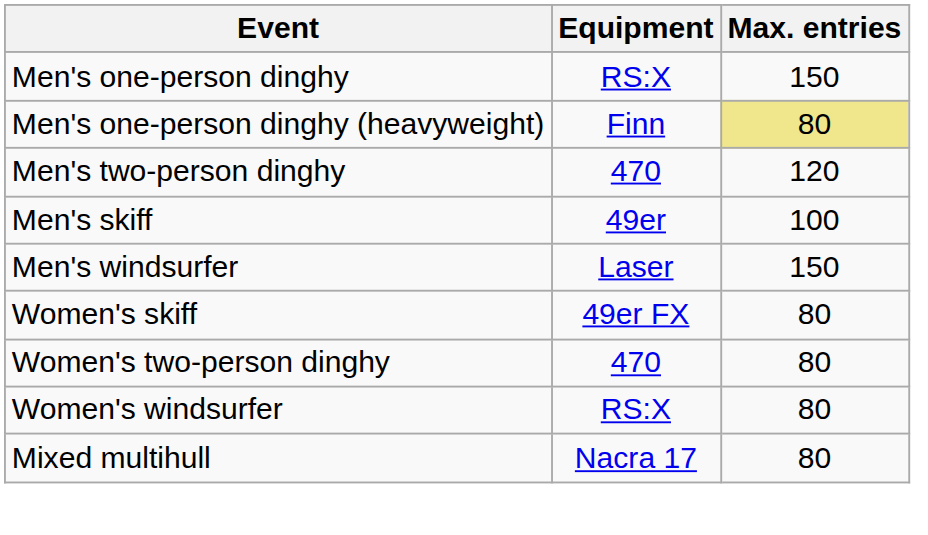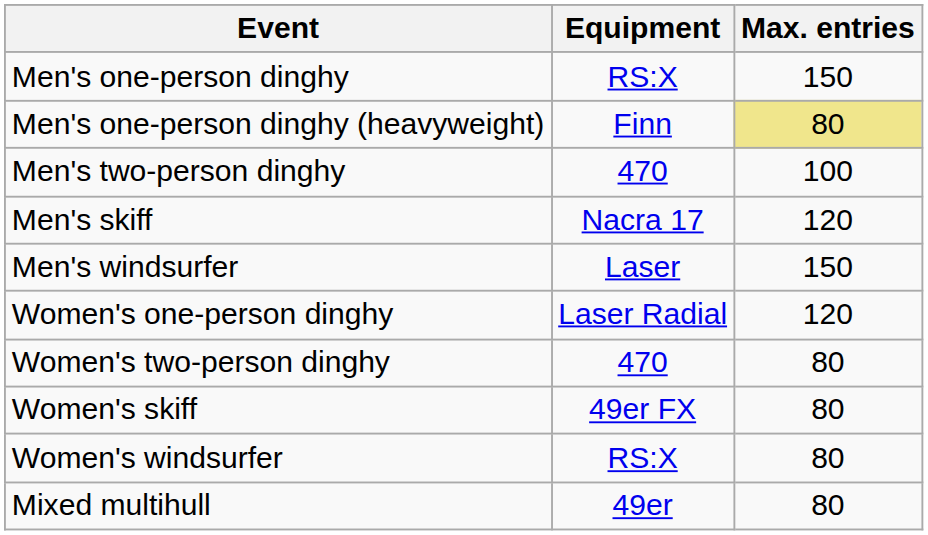(814, 171) 120 -> (828, 171) 100
(636, 219) 49er -> (643, 219) Nacra 17
(814, 219) 100 -> (828, 219) 120
+ row: (203, 314)
rows swapped: (201, 362) <-> (104, 314)
(636, 457) Nacra 17 -> (643, 505) 49er
